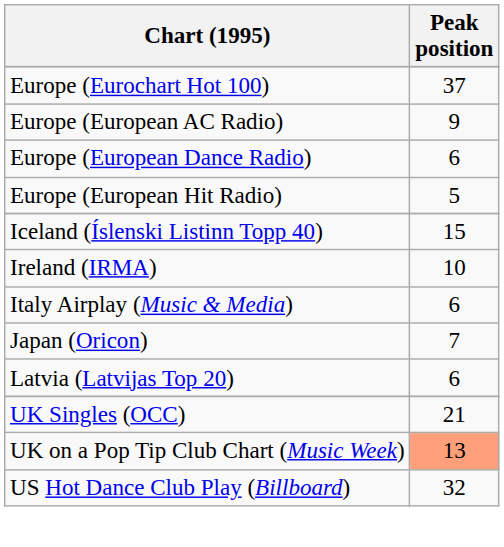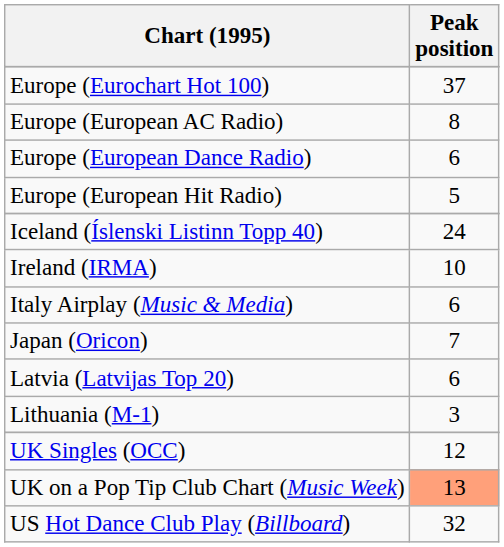(454, 121) 9 -> (454, 121) 8
(454, 231) 15 -> (454, 231) 24
+ row: (85, 414)
(454, 414) 21 -> (454, 450) 12
